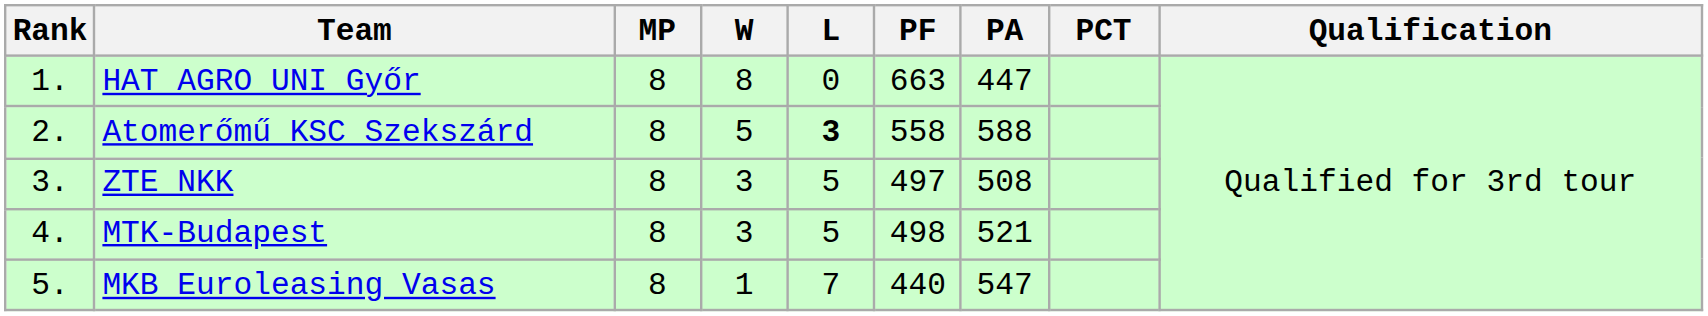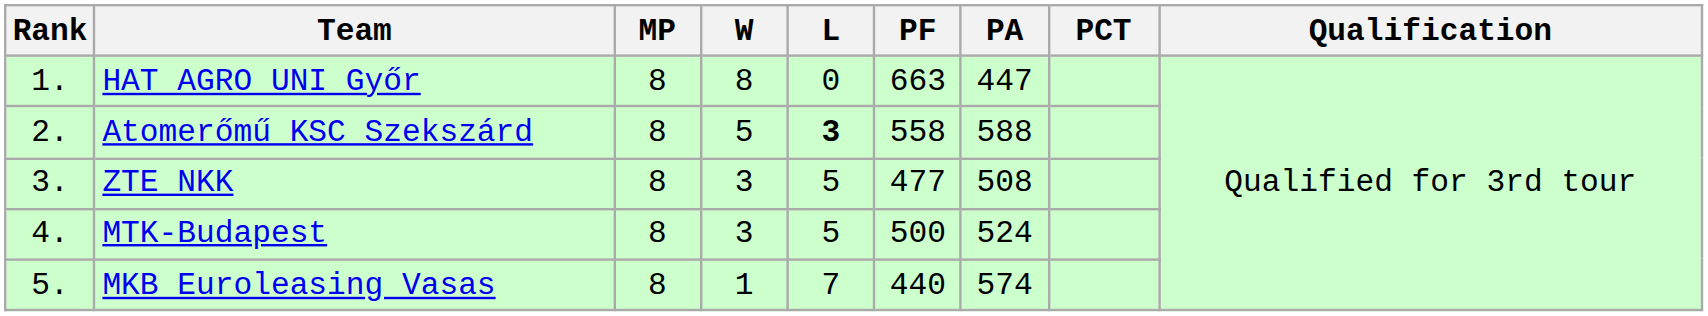(918, 183) 497 -> (918, 183) 477
(918, 234) 498 -> (918, 234) 500
(1005, 234) 521 -> (1005, 234) 524
(1005, 285) 547 -> (1005, 285) 574
